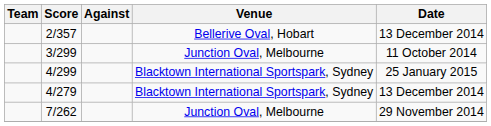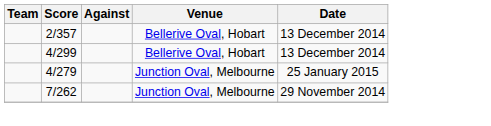- row: (61, 53)
(254, 72) Blacktown International Sportspark, Sydney -> (205, 53) Bellerive Oval, Hobart
(431, 72) 25 January 2015 -> (333, 53) 13 December 2014
(254, 92) Blacktown International Sportspark, Sydney -> (205, 72) Junction Oval, Melbourne
(431, 92) 13 December 2014 -> (333, 72) 25 January 2015
